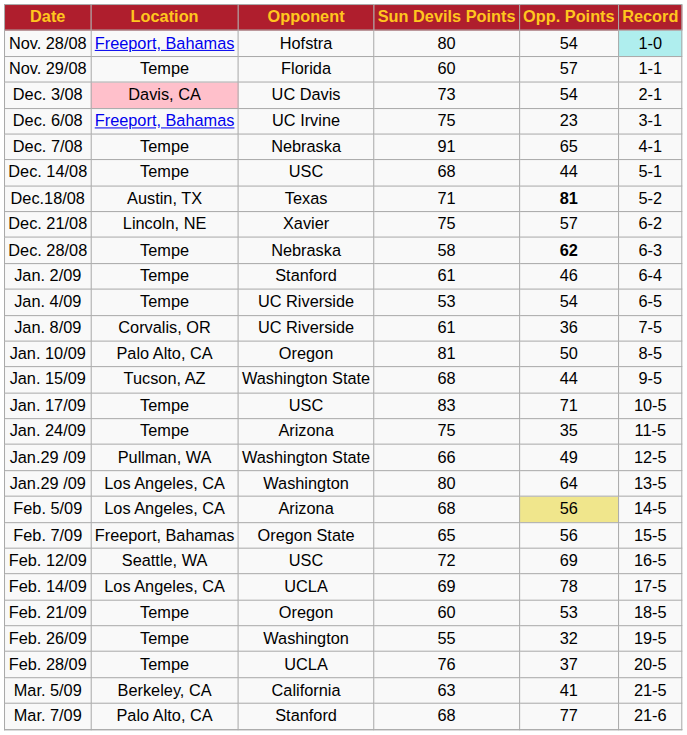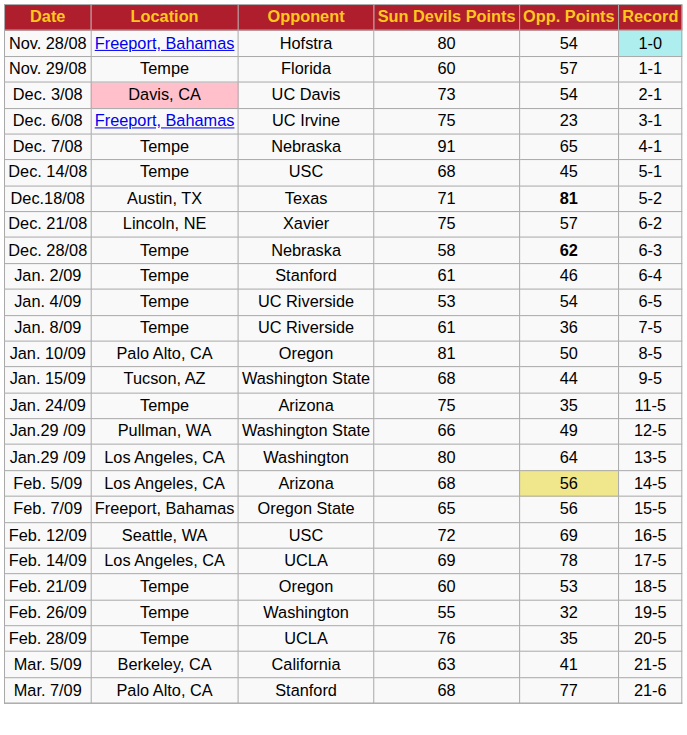(569, 172) 44 -> (569, 172) 45
(165, 328) Corvalis, OR -> (165, 328) Tempe
- row: (48, 405)
(569, 664) 37 -> (569, 638) 35
